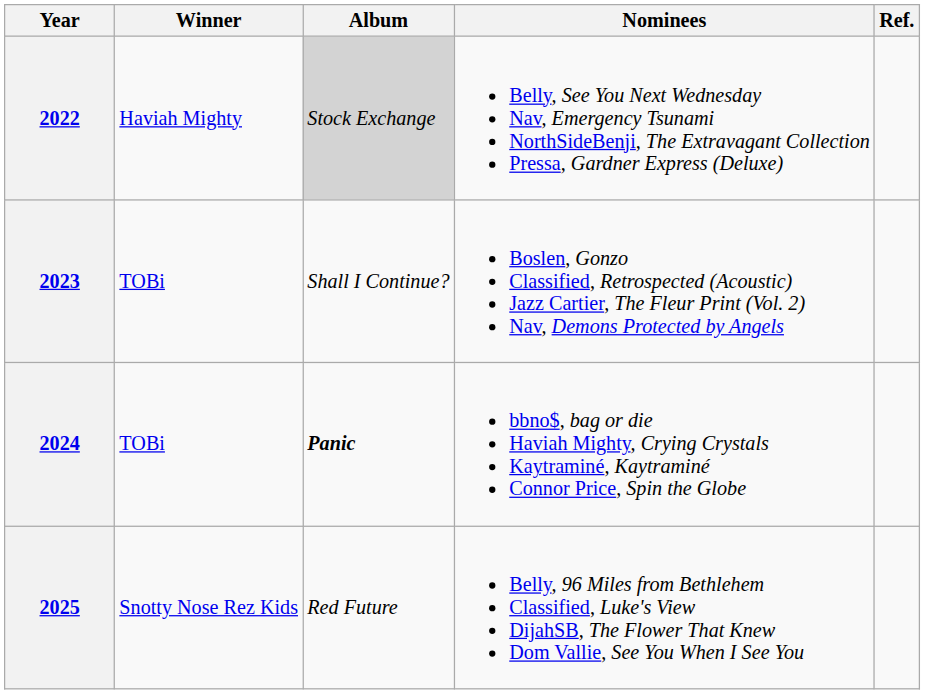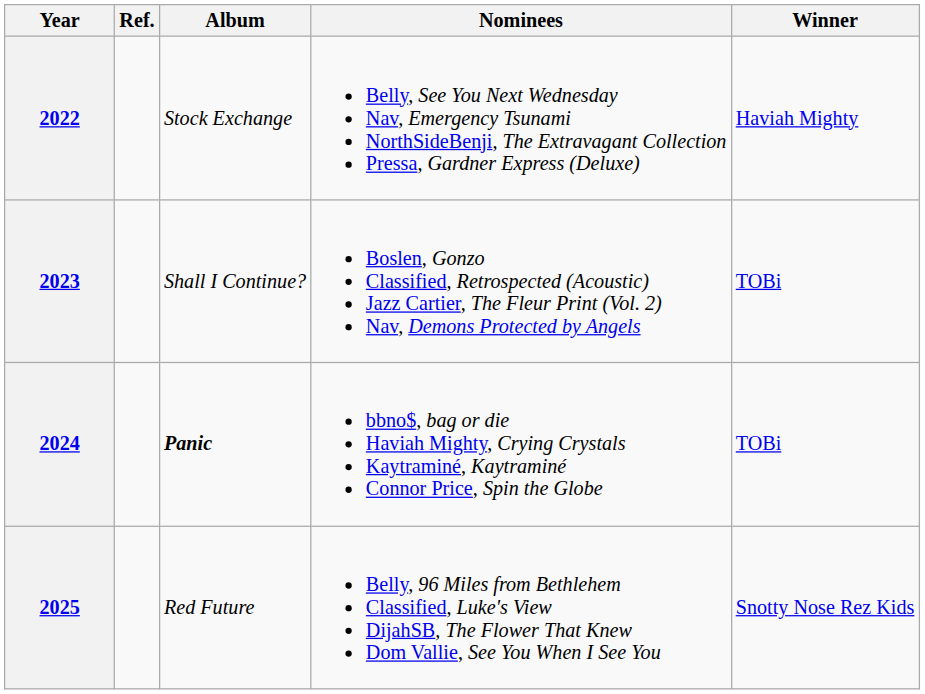columns swapped: (209, 20) <-> (897, 20)
(371, 117) lightgrey background -> (228, 117) no background
